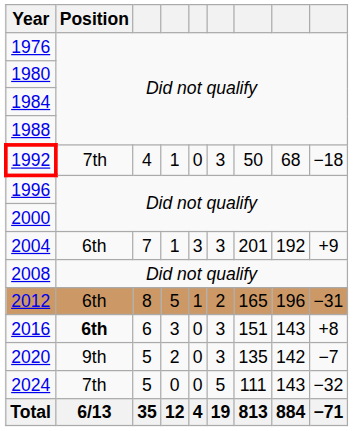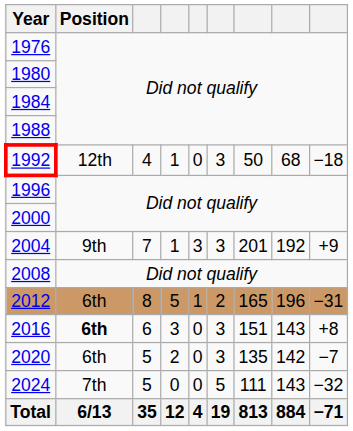(95, 160) 7th -> (95, 160) 12th
(94, 246) 6th -> (94, 246) 9th
(94, 357) 9th -> (94, 357) 6th
